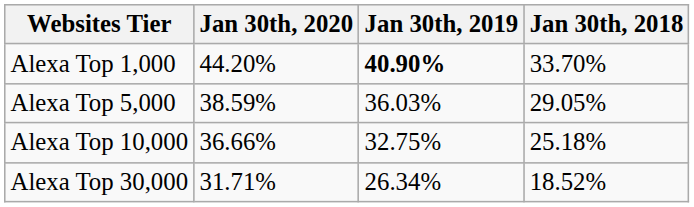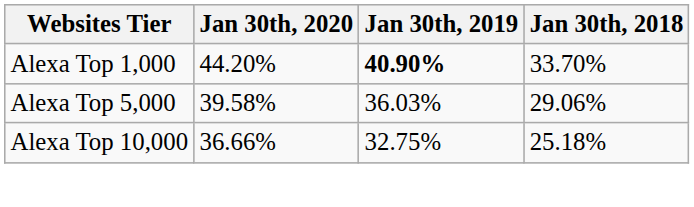(238, 102) 38.59% -> (238, 102) 39.58%
(568, 102) 29.05% -> (568, 102) 29.06%
- row: (99, 181)
